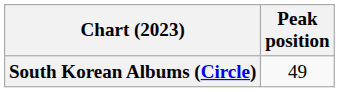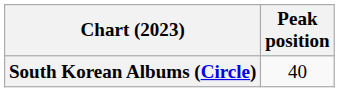(297, 71) 49 -> (297, 71) 40
